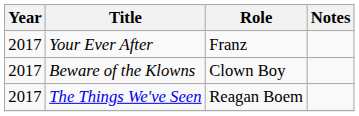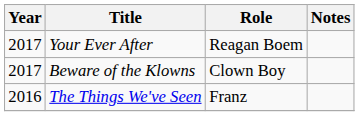(228, 44) Franz -> (256, 44) Reagan Boem
(25, 96) 2017 -> (25, 96) 2016
(256, 96) Reagan Boem -> (228, 96) Franz
